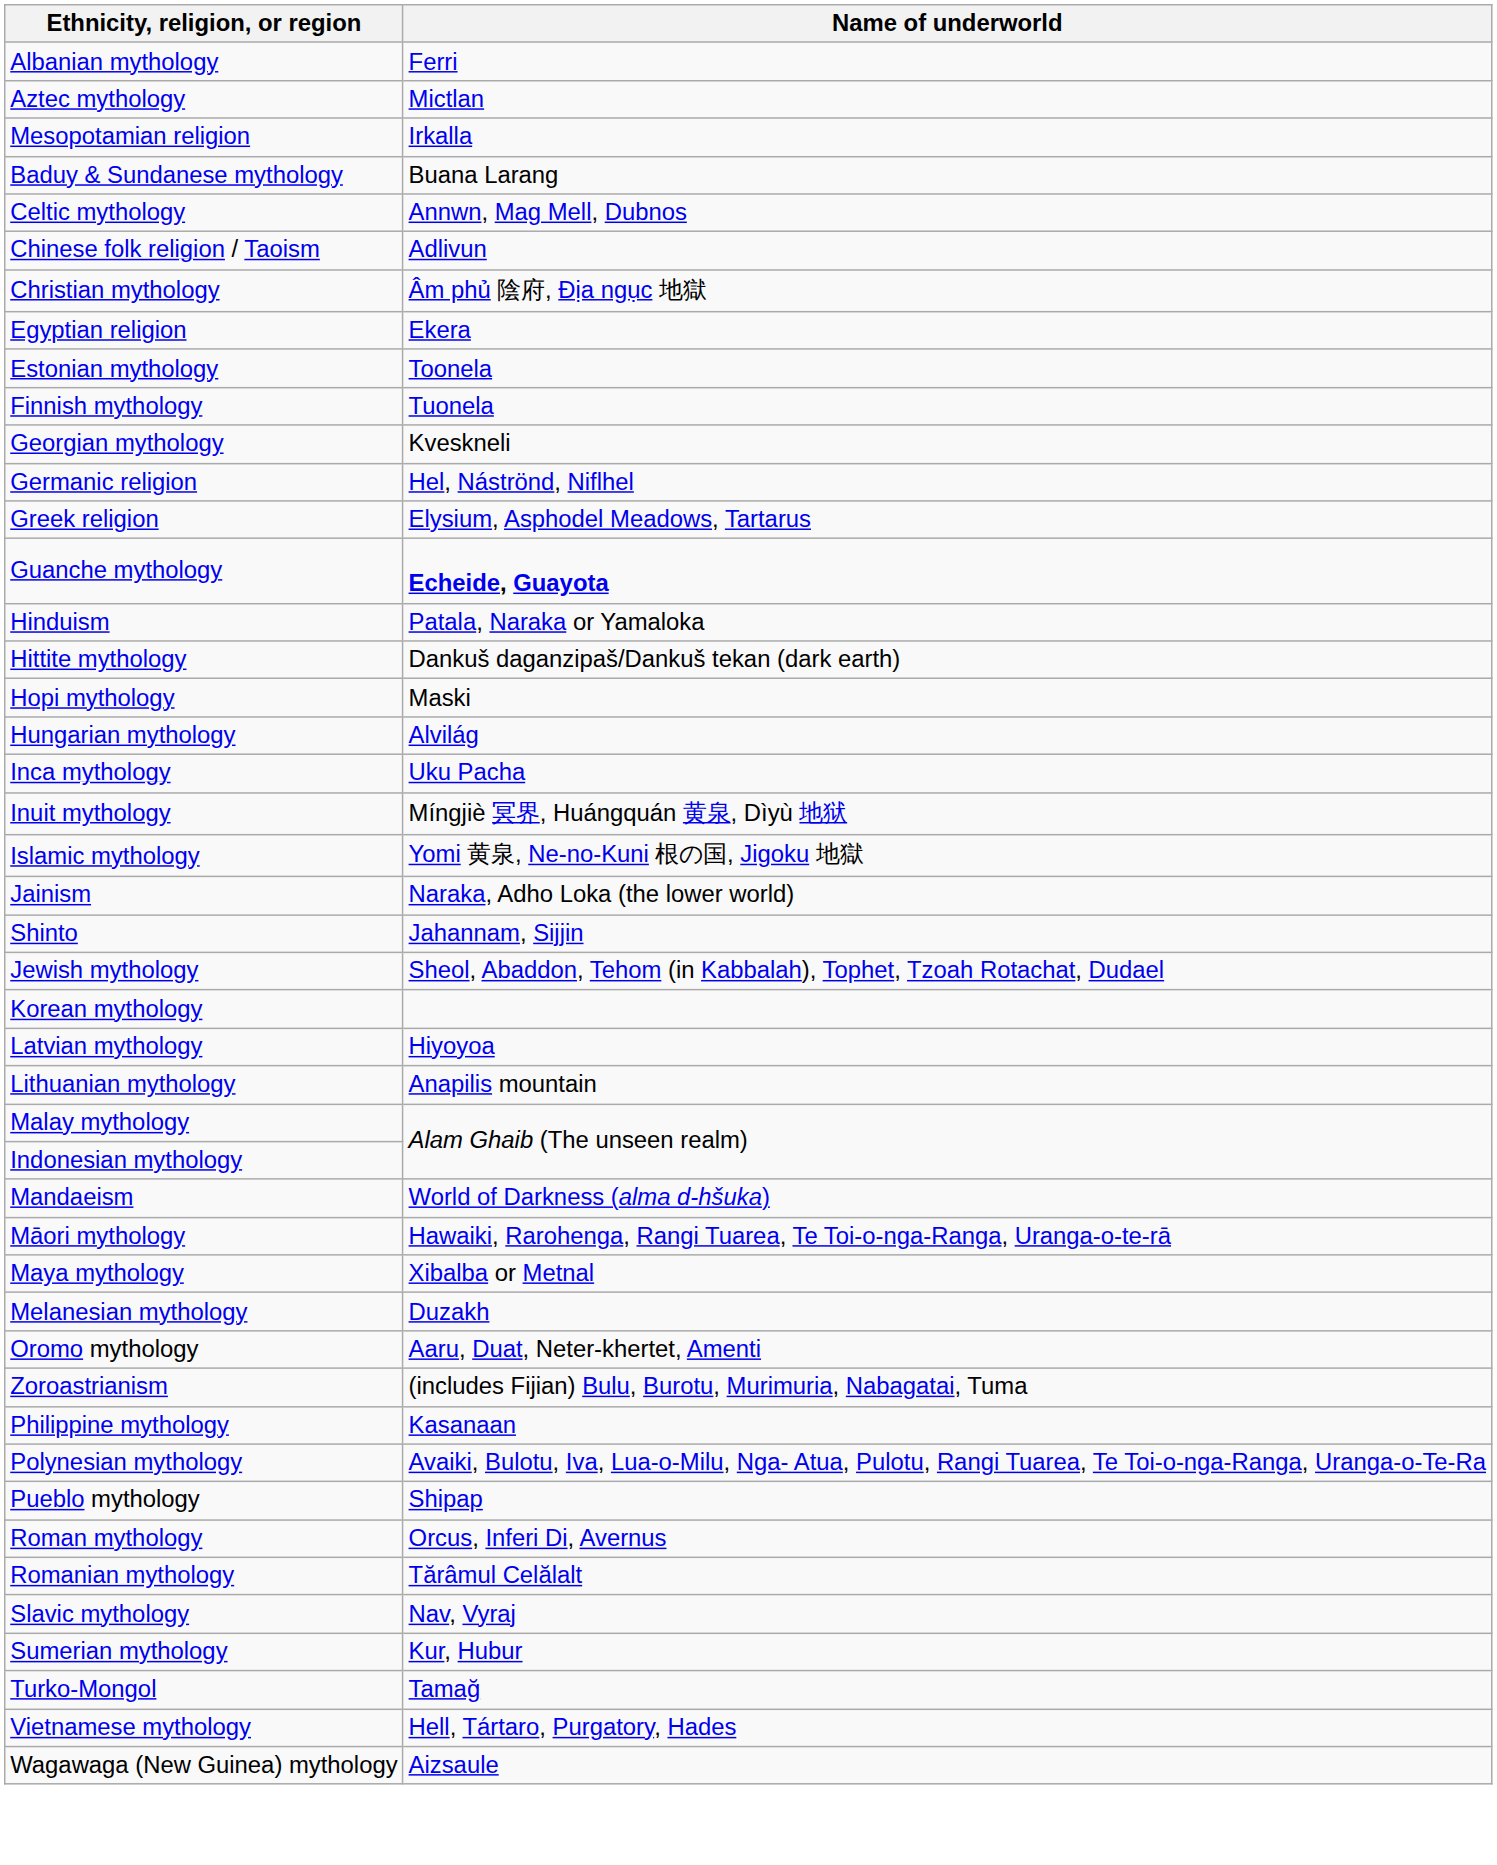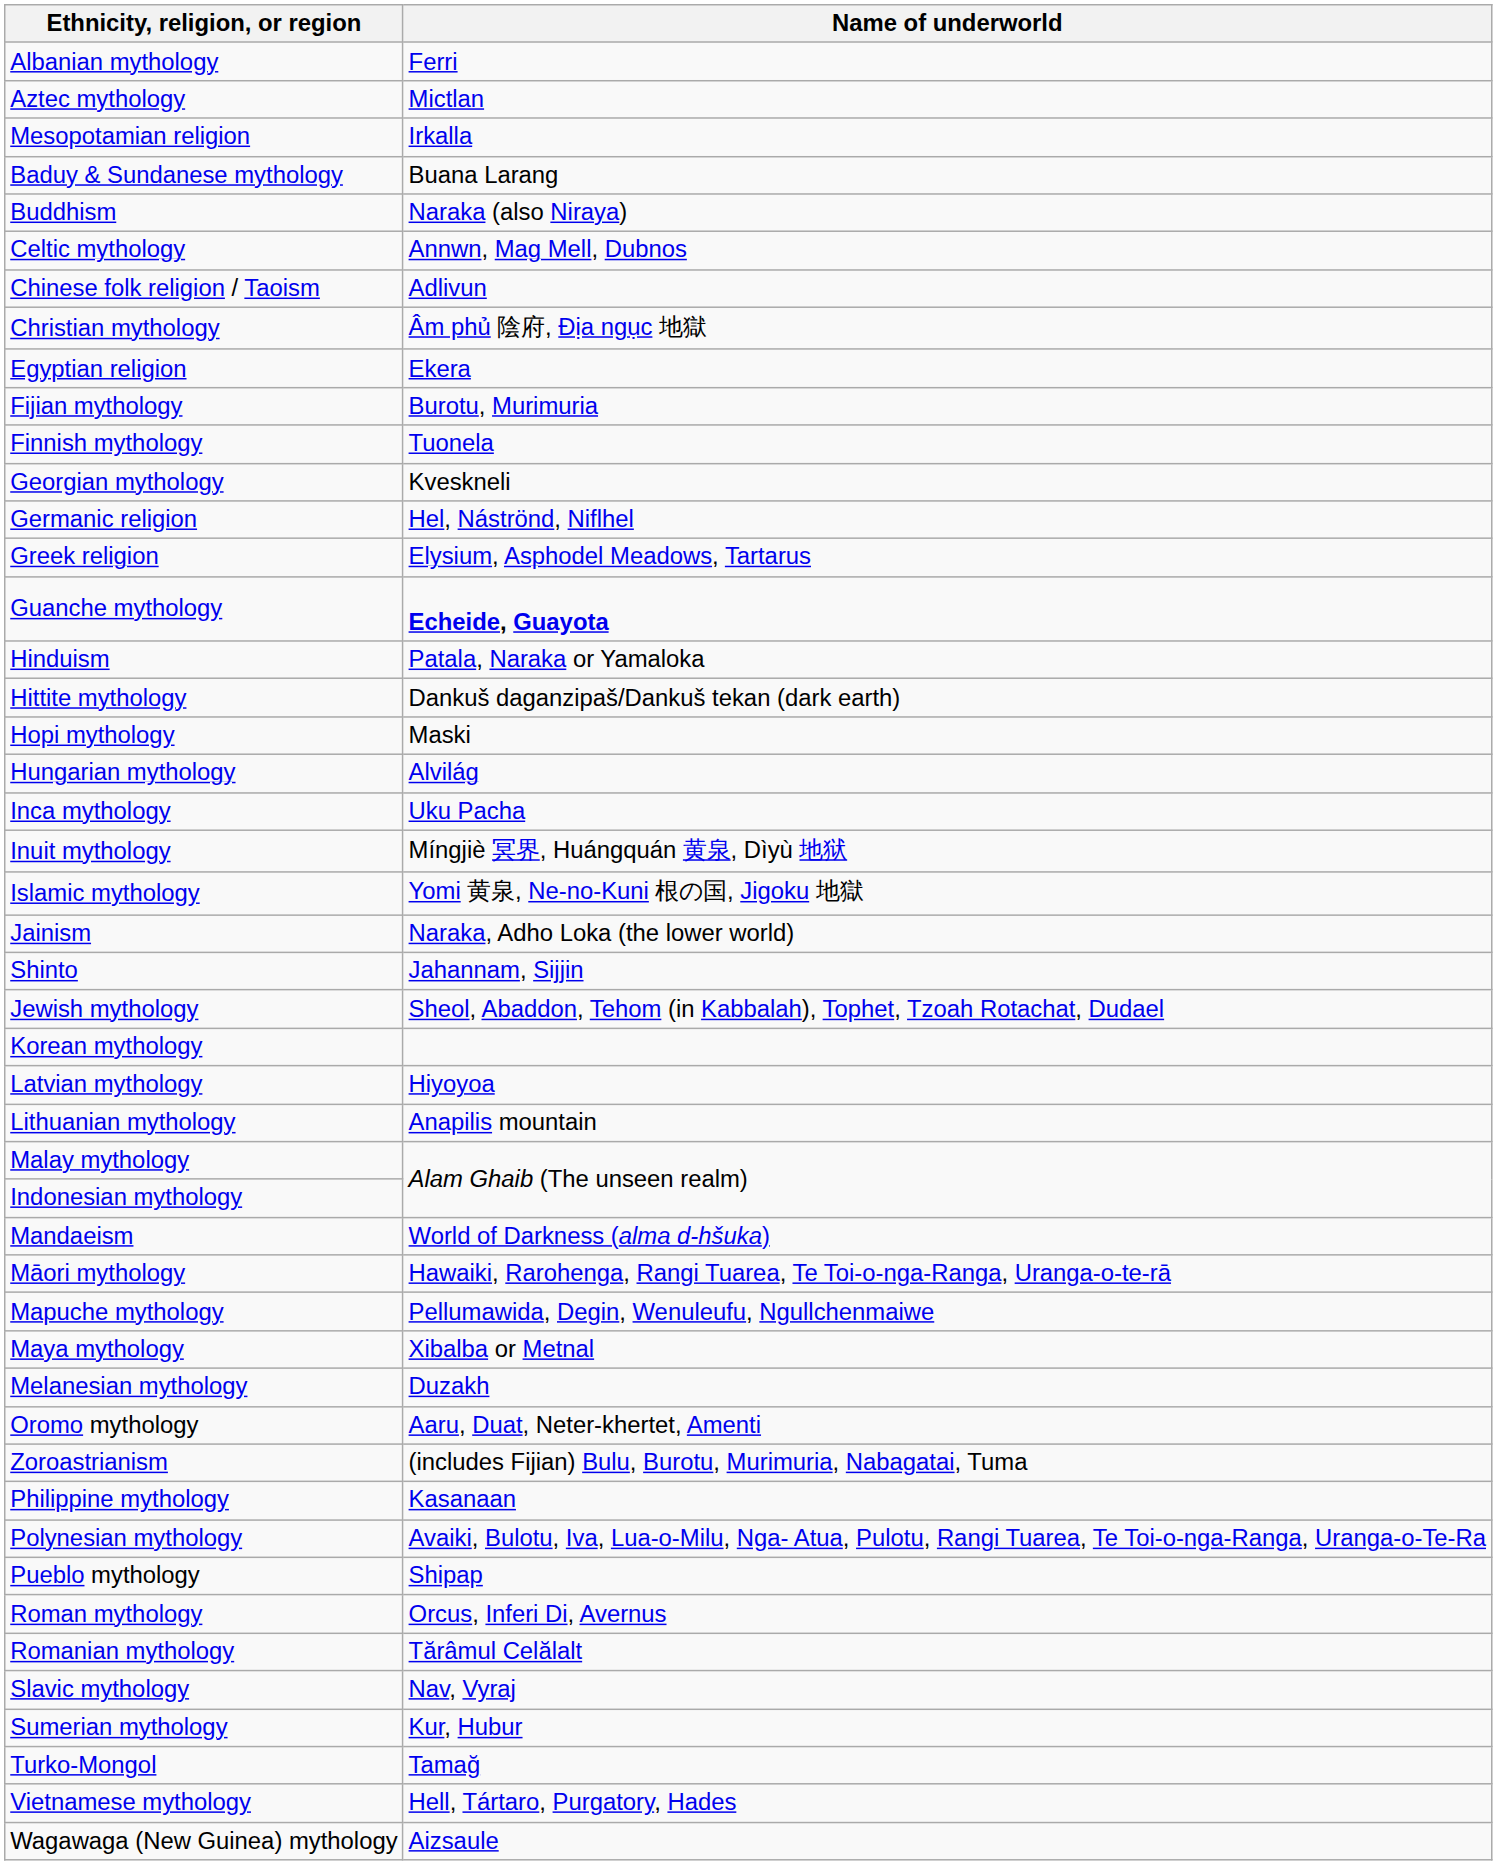+ row: (63, 212)
- row: (114, 368)
+ row: (96, 405)
+ row: (117, 1311)
